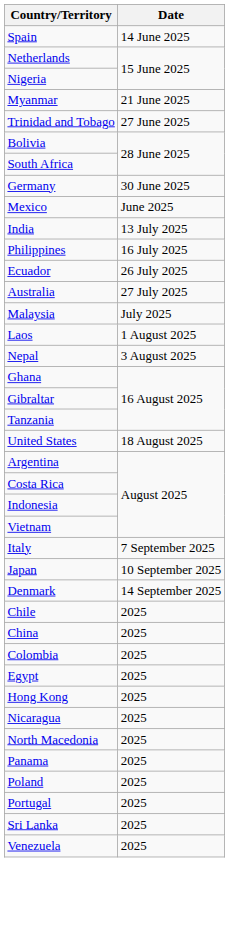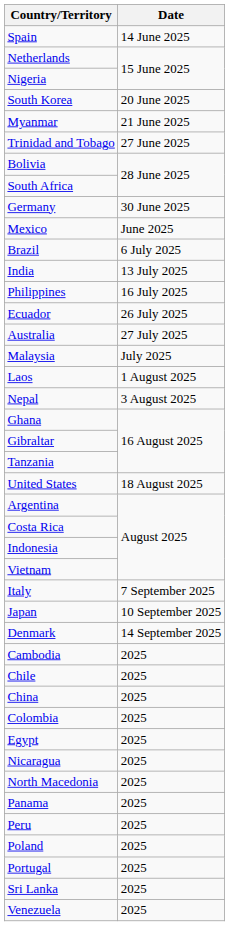+ row: (40, 100)
+ row: (23, 249)
+ row: (34, 654)
- row: (38, 697)
+ row: (19, 824)
